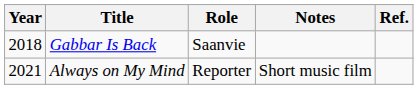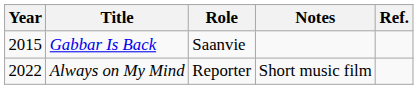(25, 44) 2018 -> (25, 44) 2015
(25, 71) 2021 -> (25, 71) 2022
